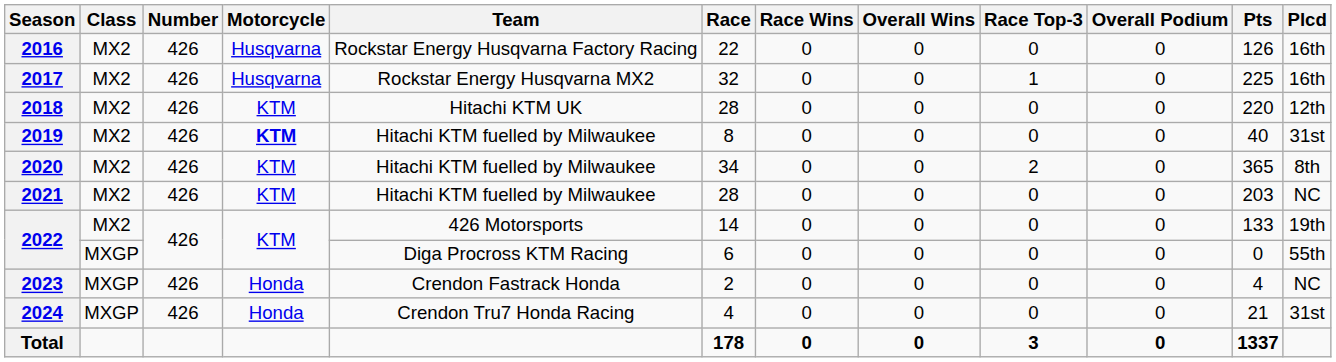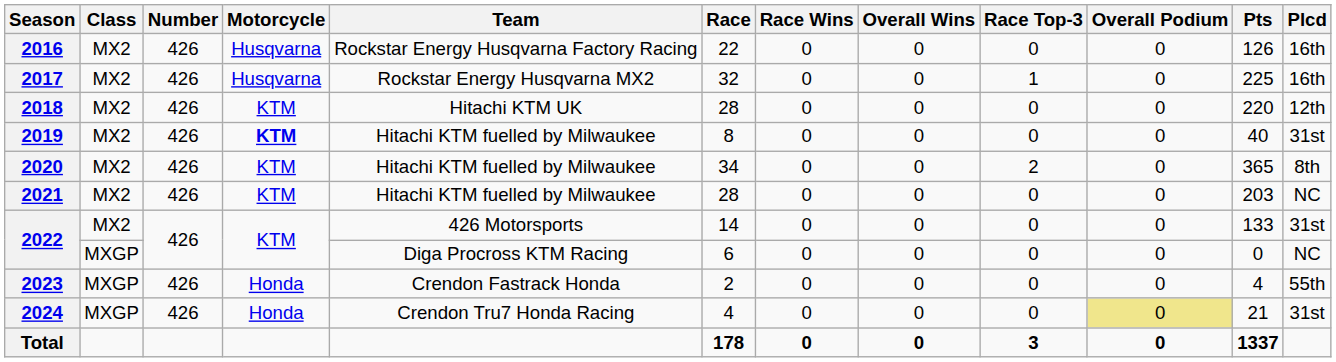(1307, 225) 19th -> (1307, 225) 31st
(1307, 254) 55th -> (1307, 254) NC
(1307, 283) NC -> (1307, 283) 55th
(1160, 313) no background -> (1160, 313) khaki background
